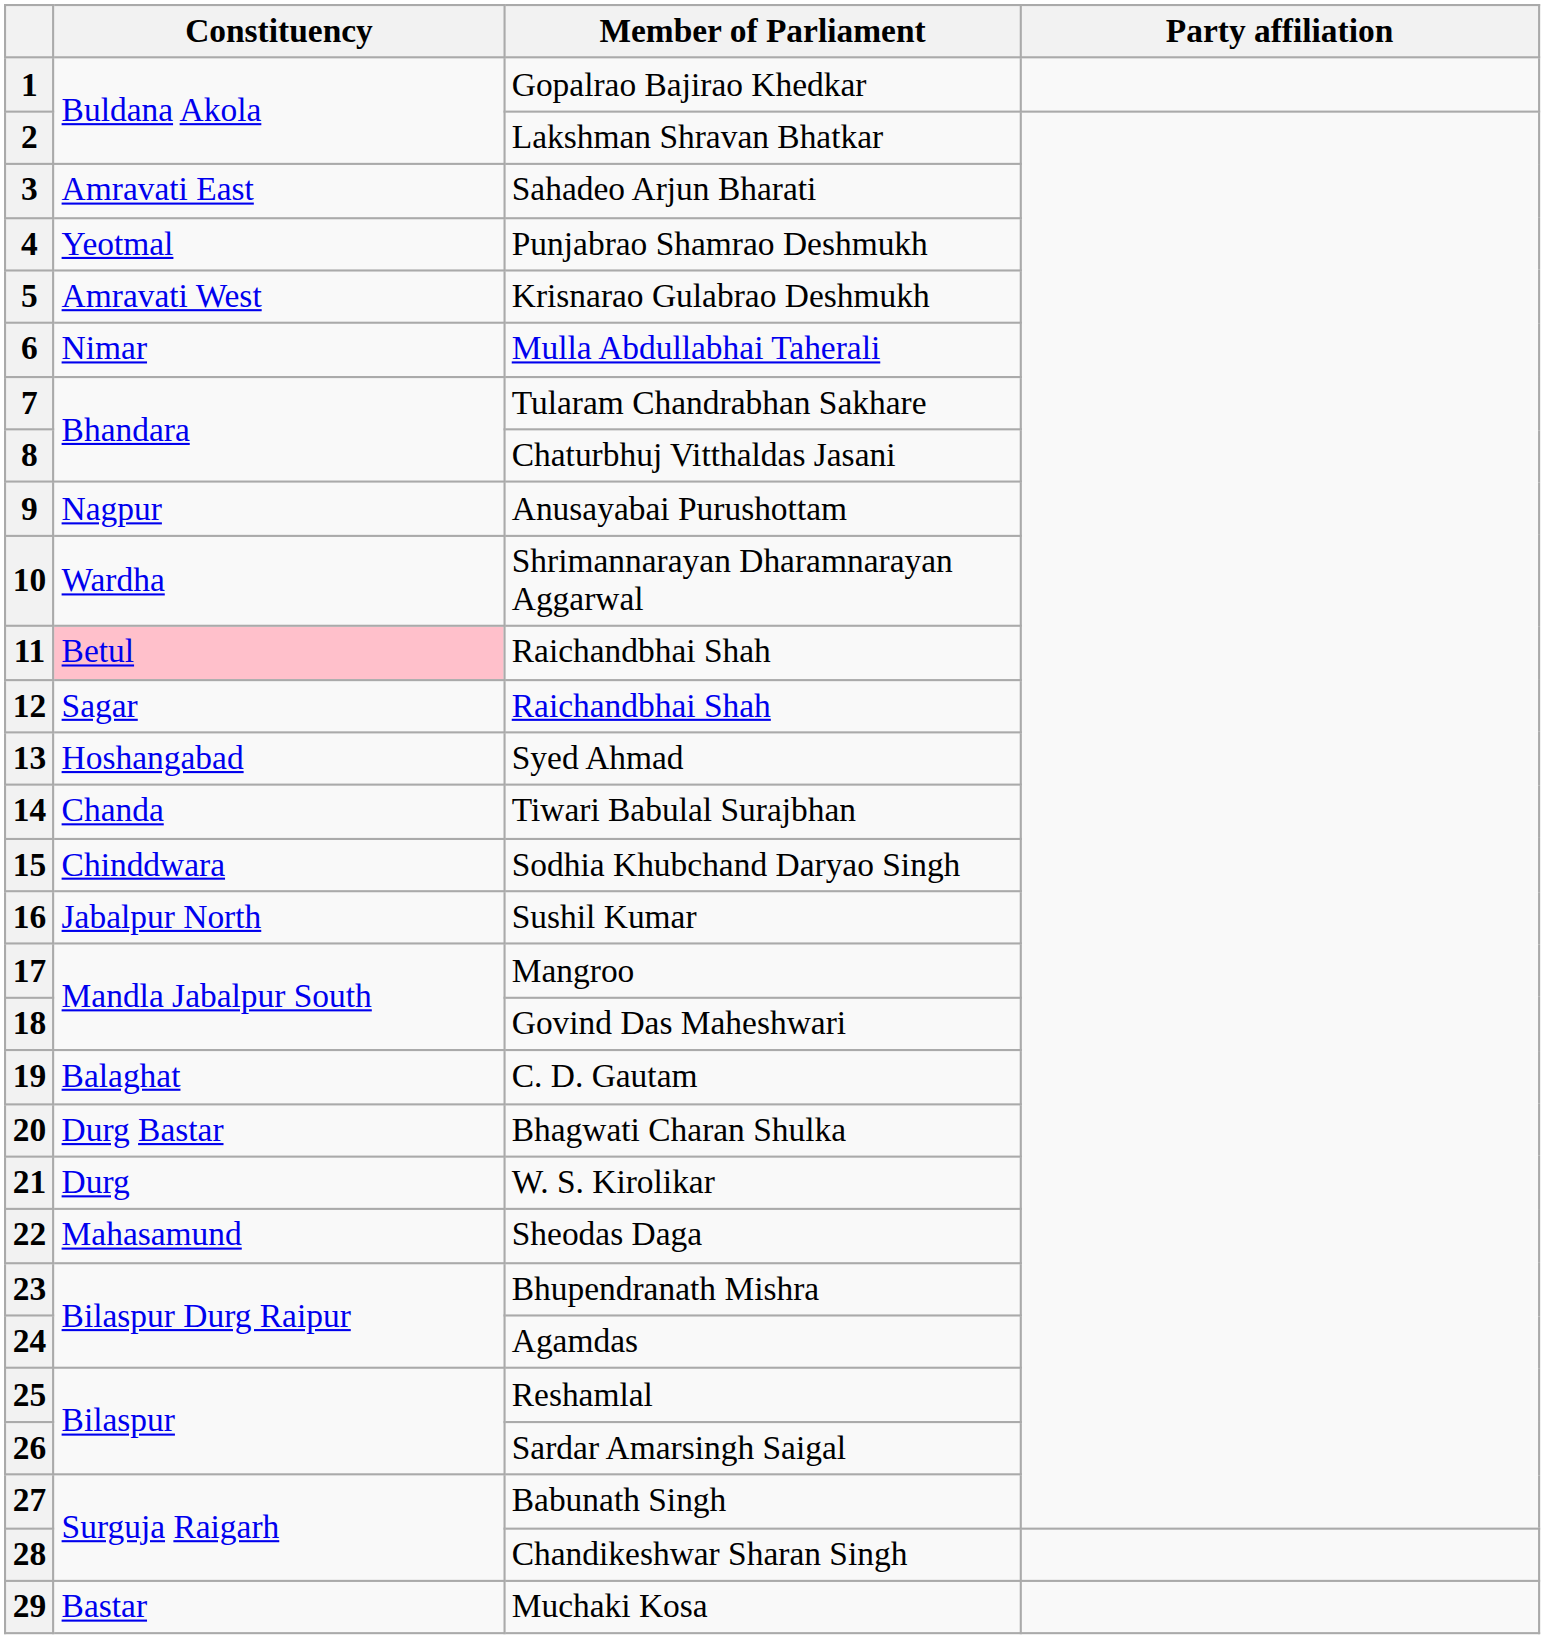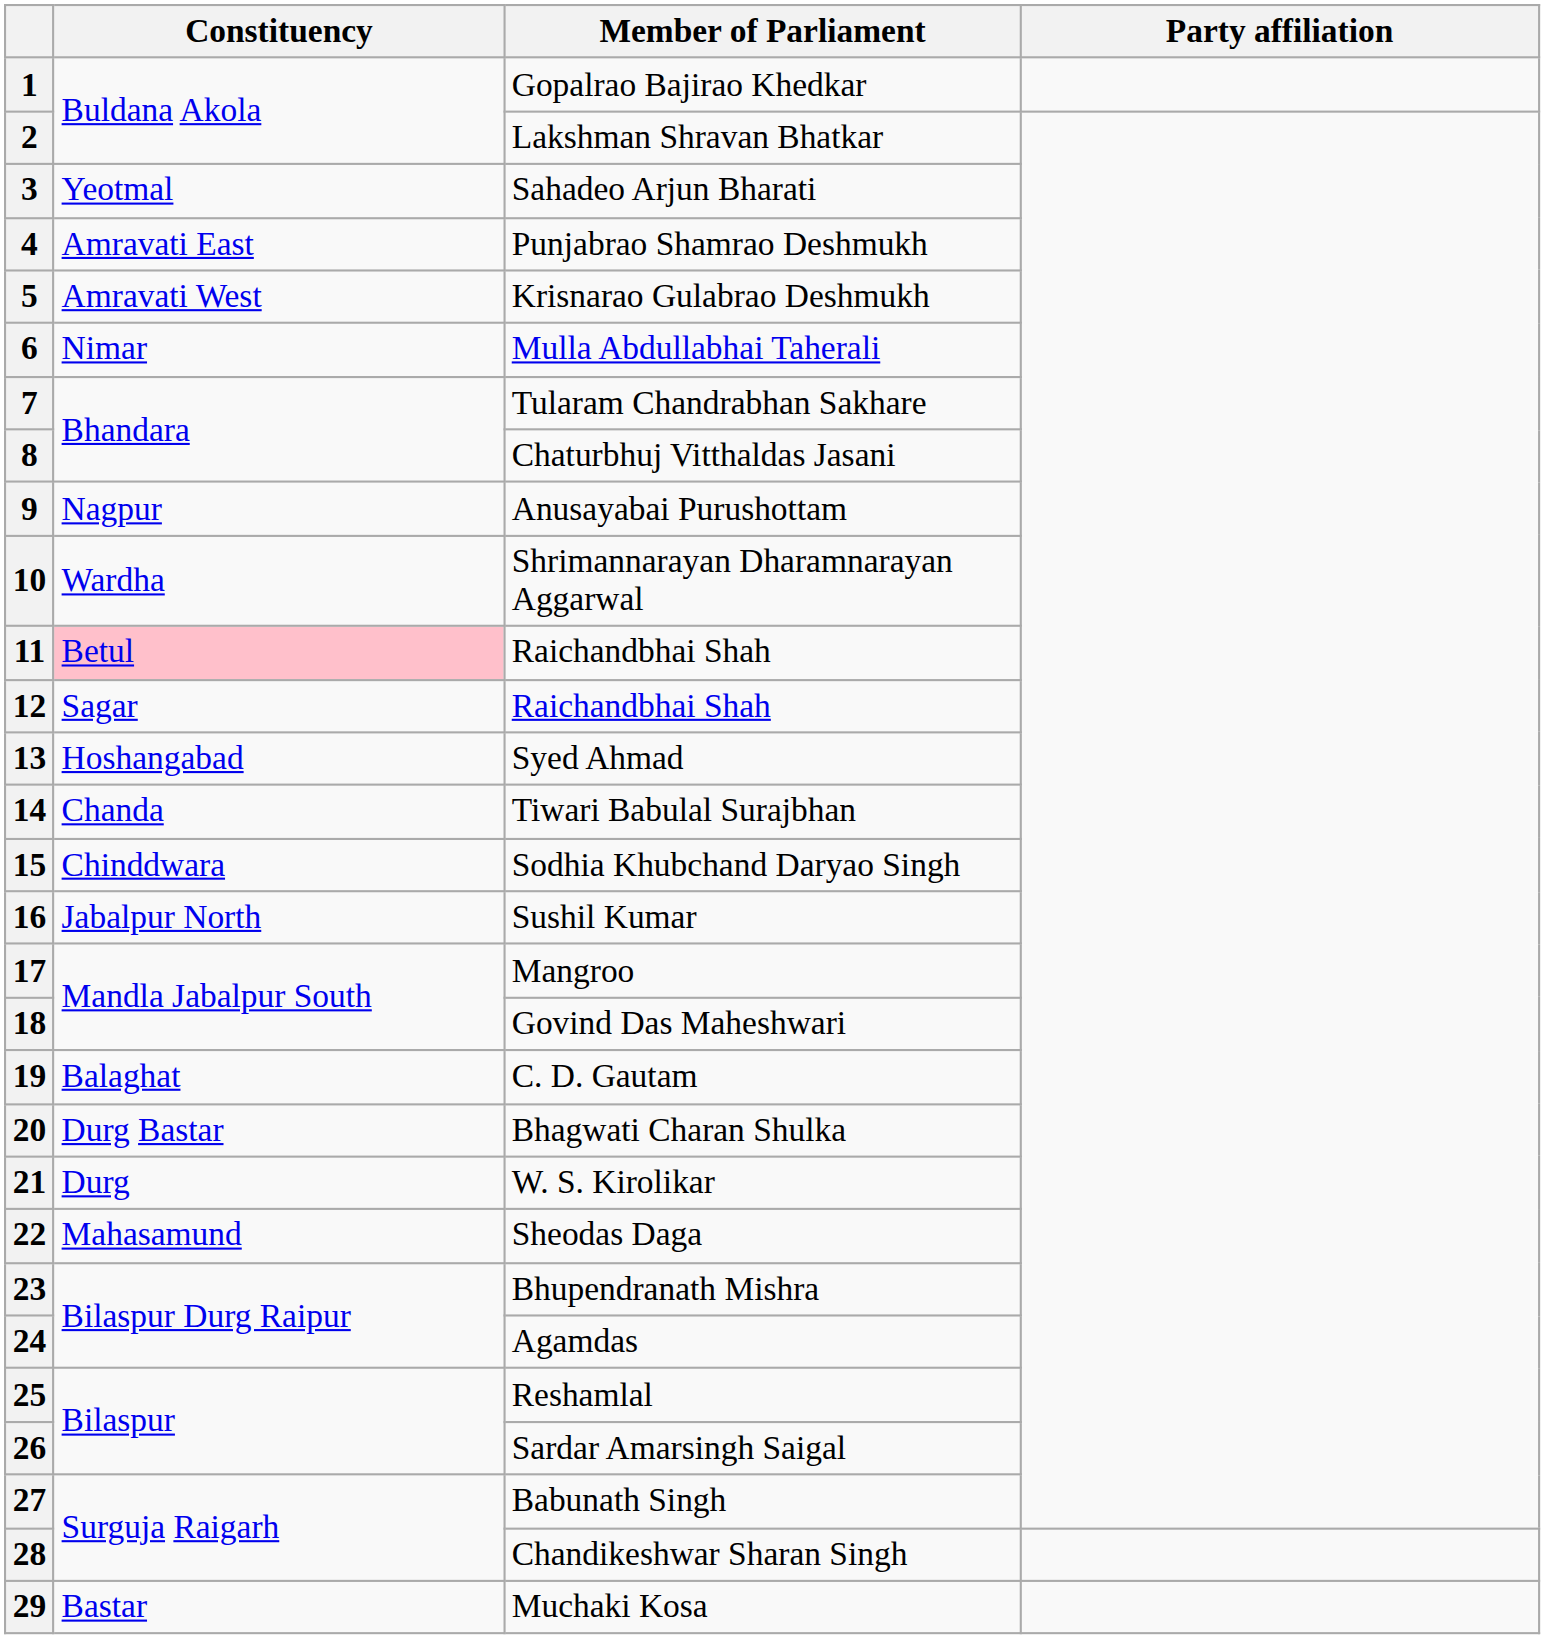(158, 190) Amravati East -> (118, 190) Yeotmal
(118, 243) Yeotmal -> (158, 243) Amravati East
